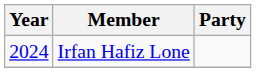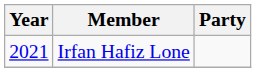(29, 51) 2024 -> (29, 51) 2021
